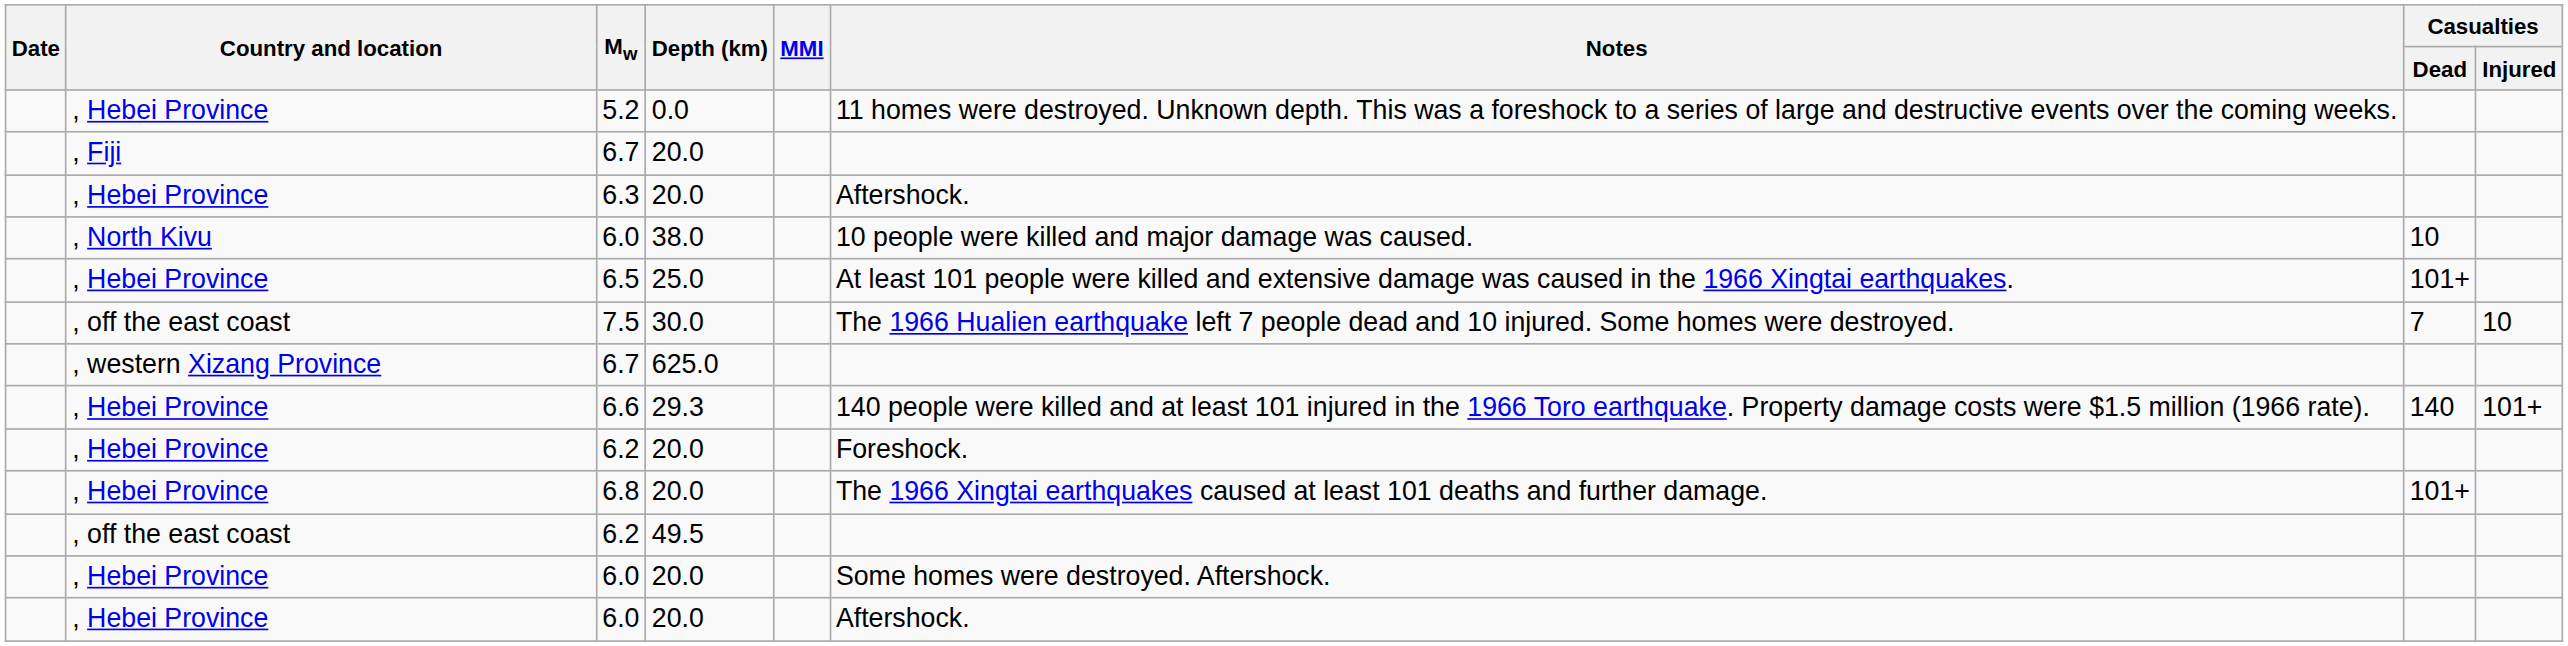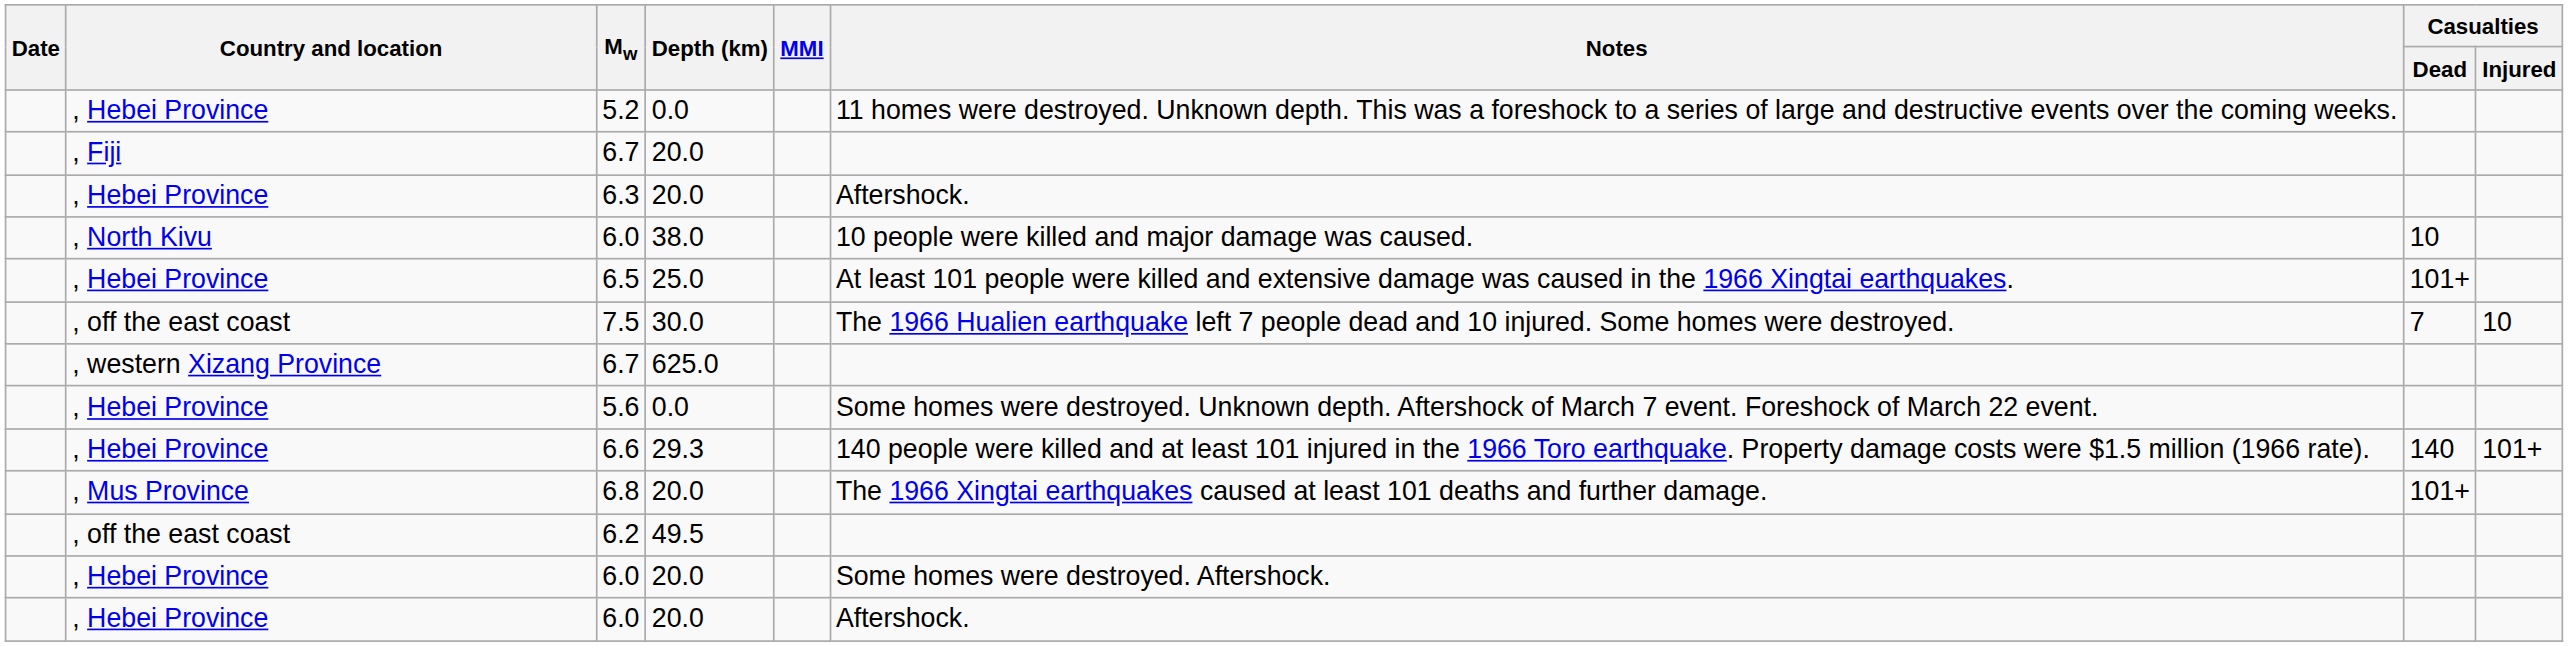+ row: (621, 407)
- row: (621, 449)
(170, 491) , Hebei Province -> (161, 491) , Mus Province
